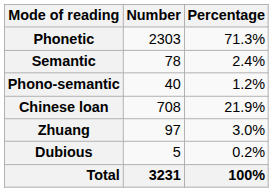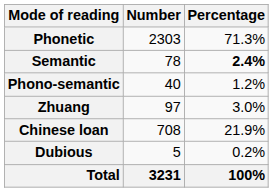(249, 61) normal -> (249, 61) bold
rows swapped: (64, 107) <-> (64, 130)
